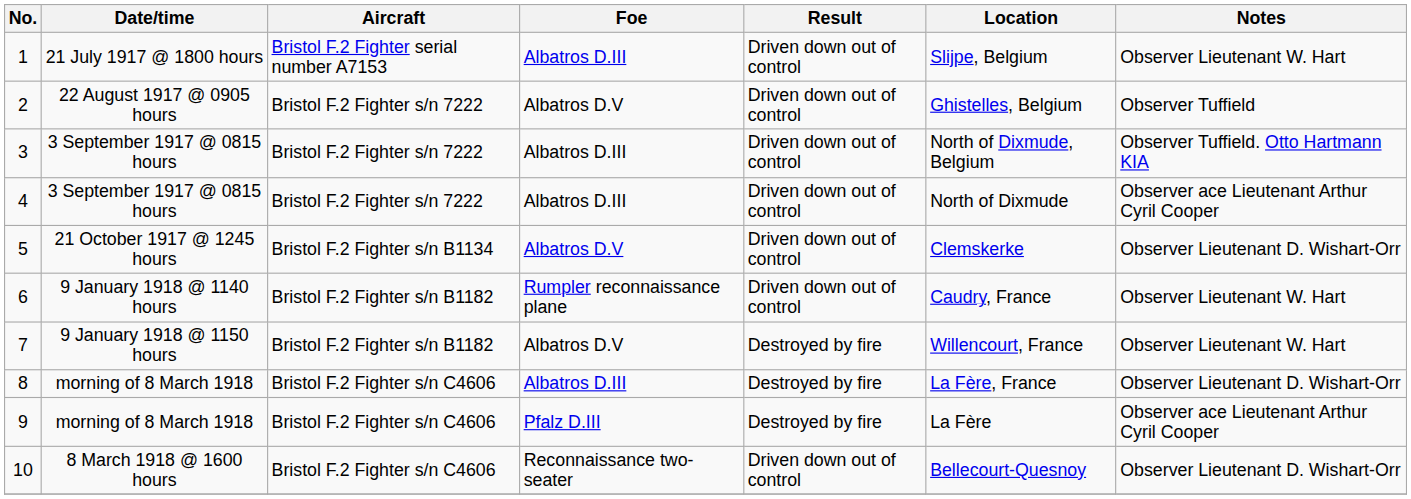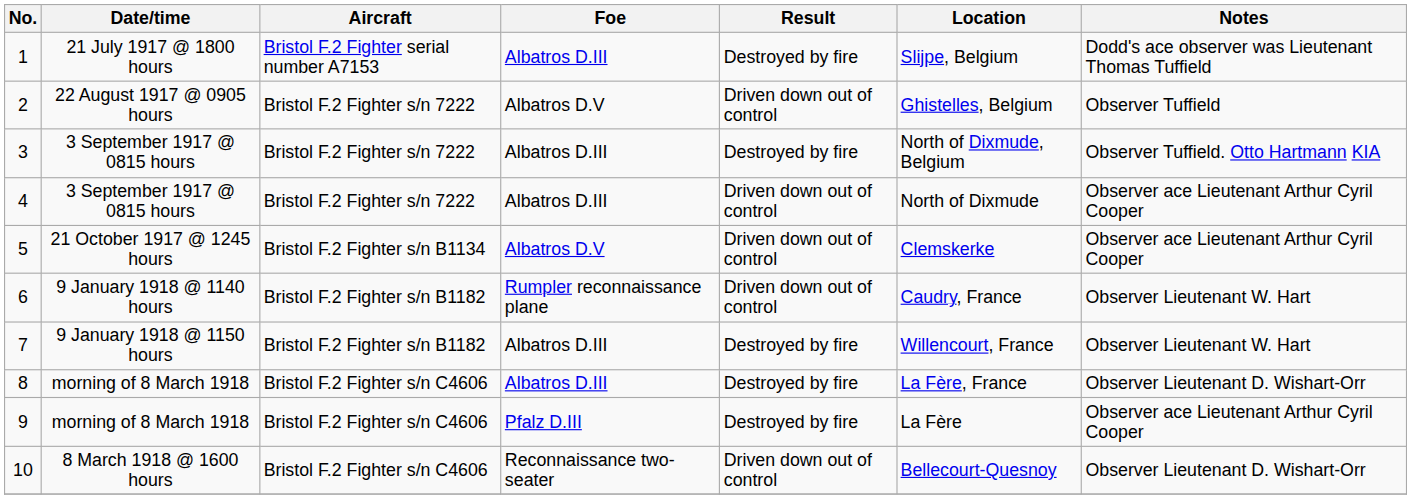(822, 56) Driven down out of control -> (791, 56) Destroyed by fire
(1233, 56) Observer Lieutenant W. Hart -> (1229, 56) Dodd's ace observer was Lieutenant Thomas Tuffield
(822, 153) Driven down out of control -> (791, 153) Destroyed by fire
(1260, 249) Observer Lieutenant D. Wishart-Orr -> (1229, 249) Observer ace Lieutenant Arthur Cyril Cooper
(574, 345) Albatros D.V -> (556, 345) Albatros D.III
